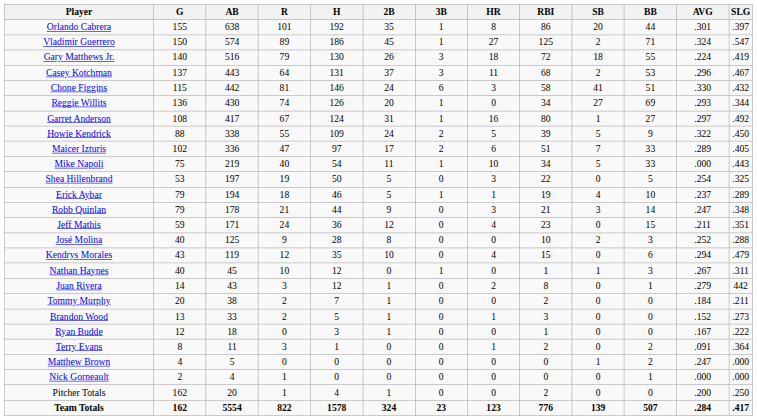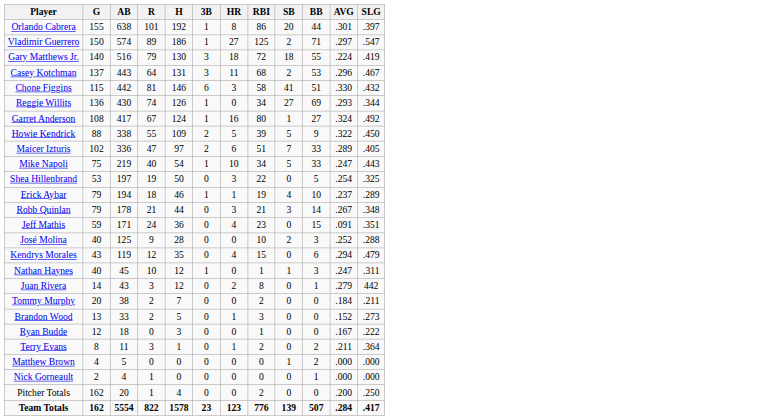- column: (389, 12)
(703, 42) .324 -> (344, 42) .297
(703, 118) .297 -> (344, 118) .324
(703, 164) .000 -> (344, 164) .247
(703, 210) .247 -> (344, 210) .267
(703, 225) .211 -> (344, 225) .091
(703, 270) .267 -> (344, 270) .247
(703, 347) .091 -> (344, 347) .211
(703, 362) .247 -> (344, 362) .000
